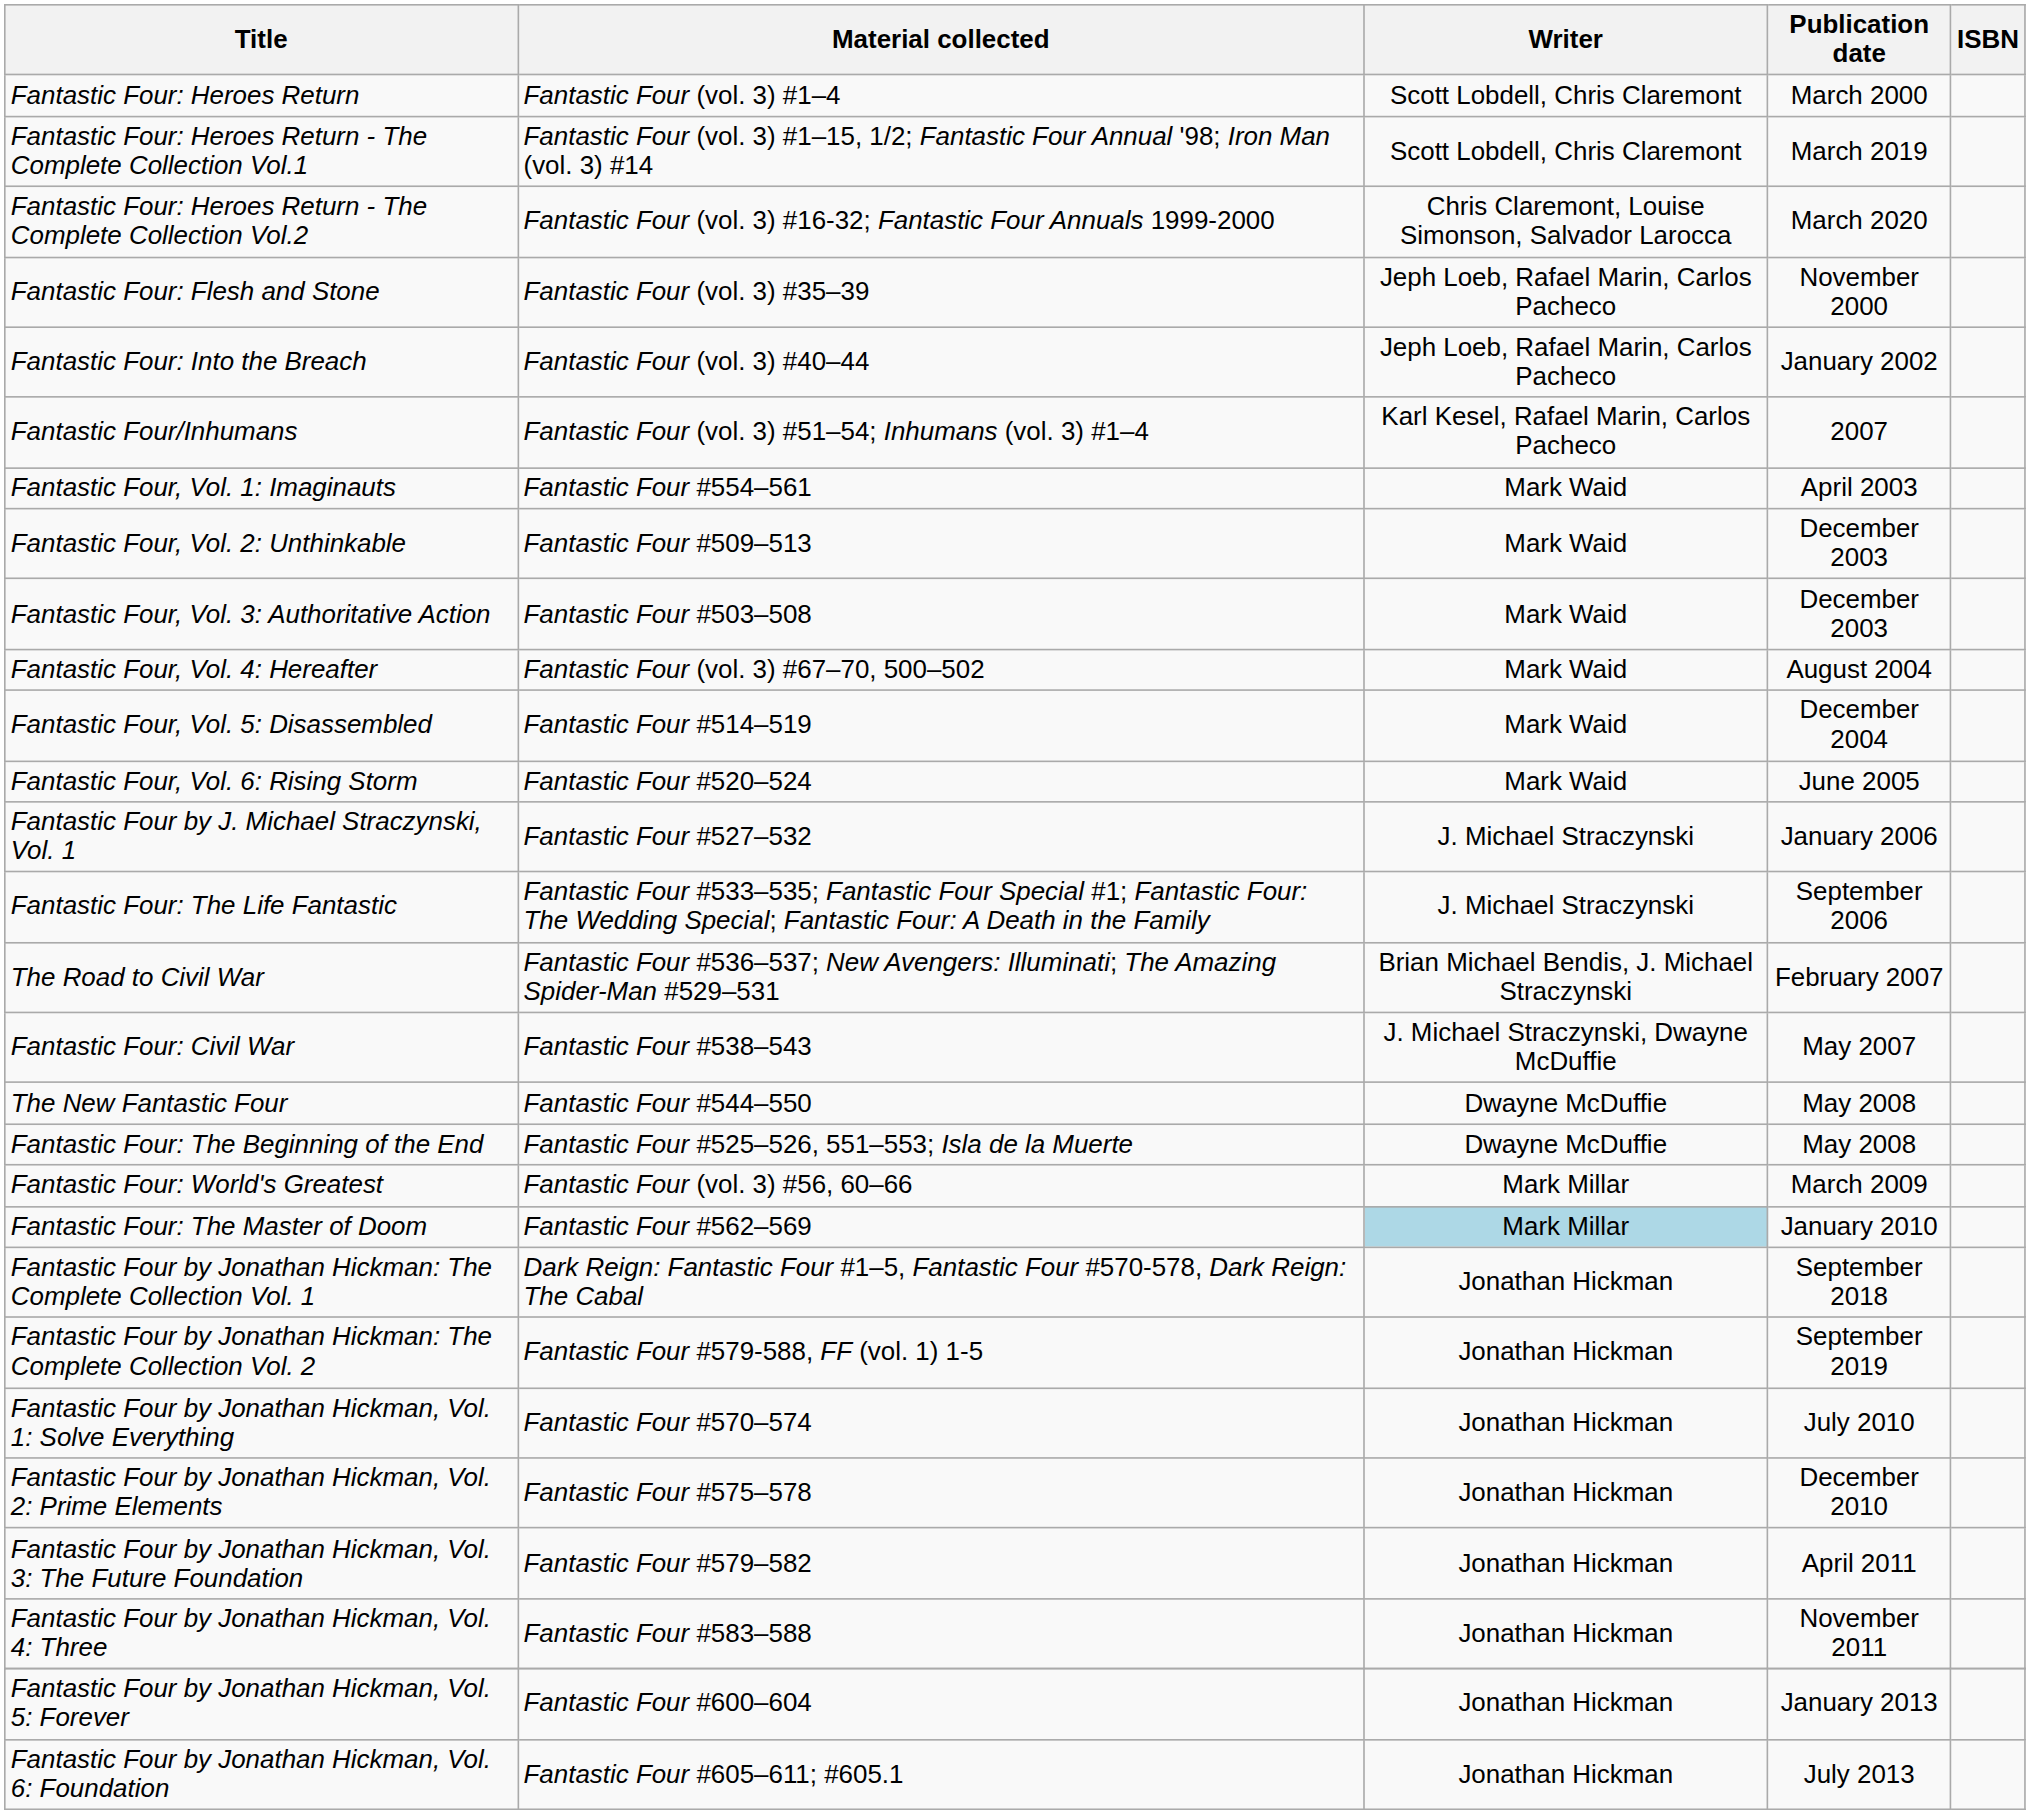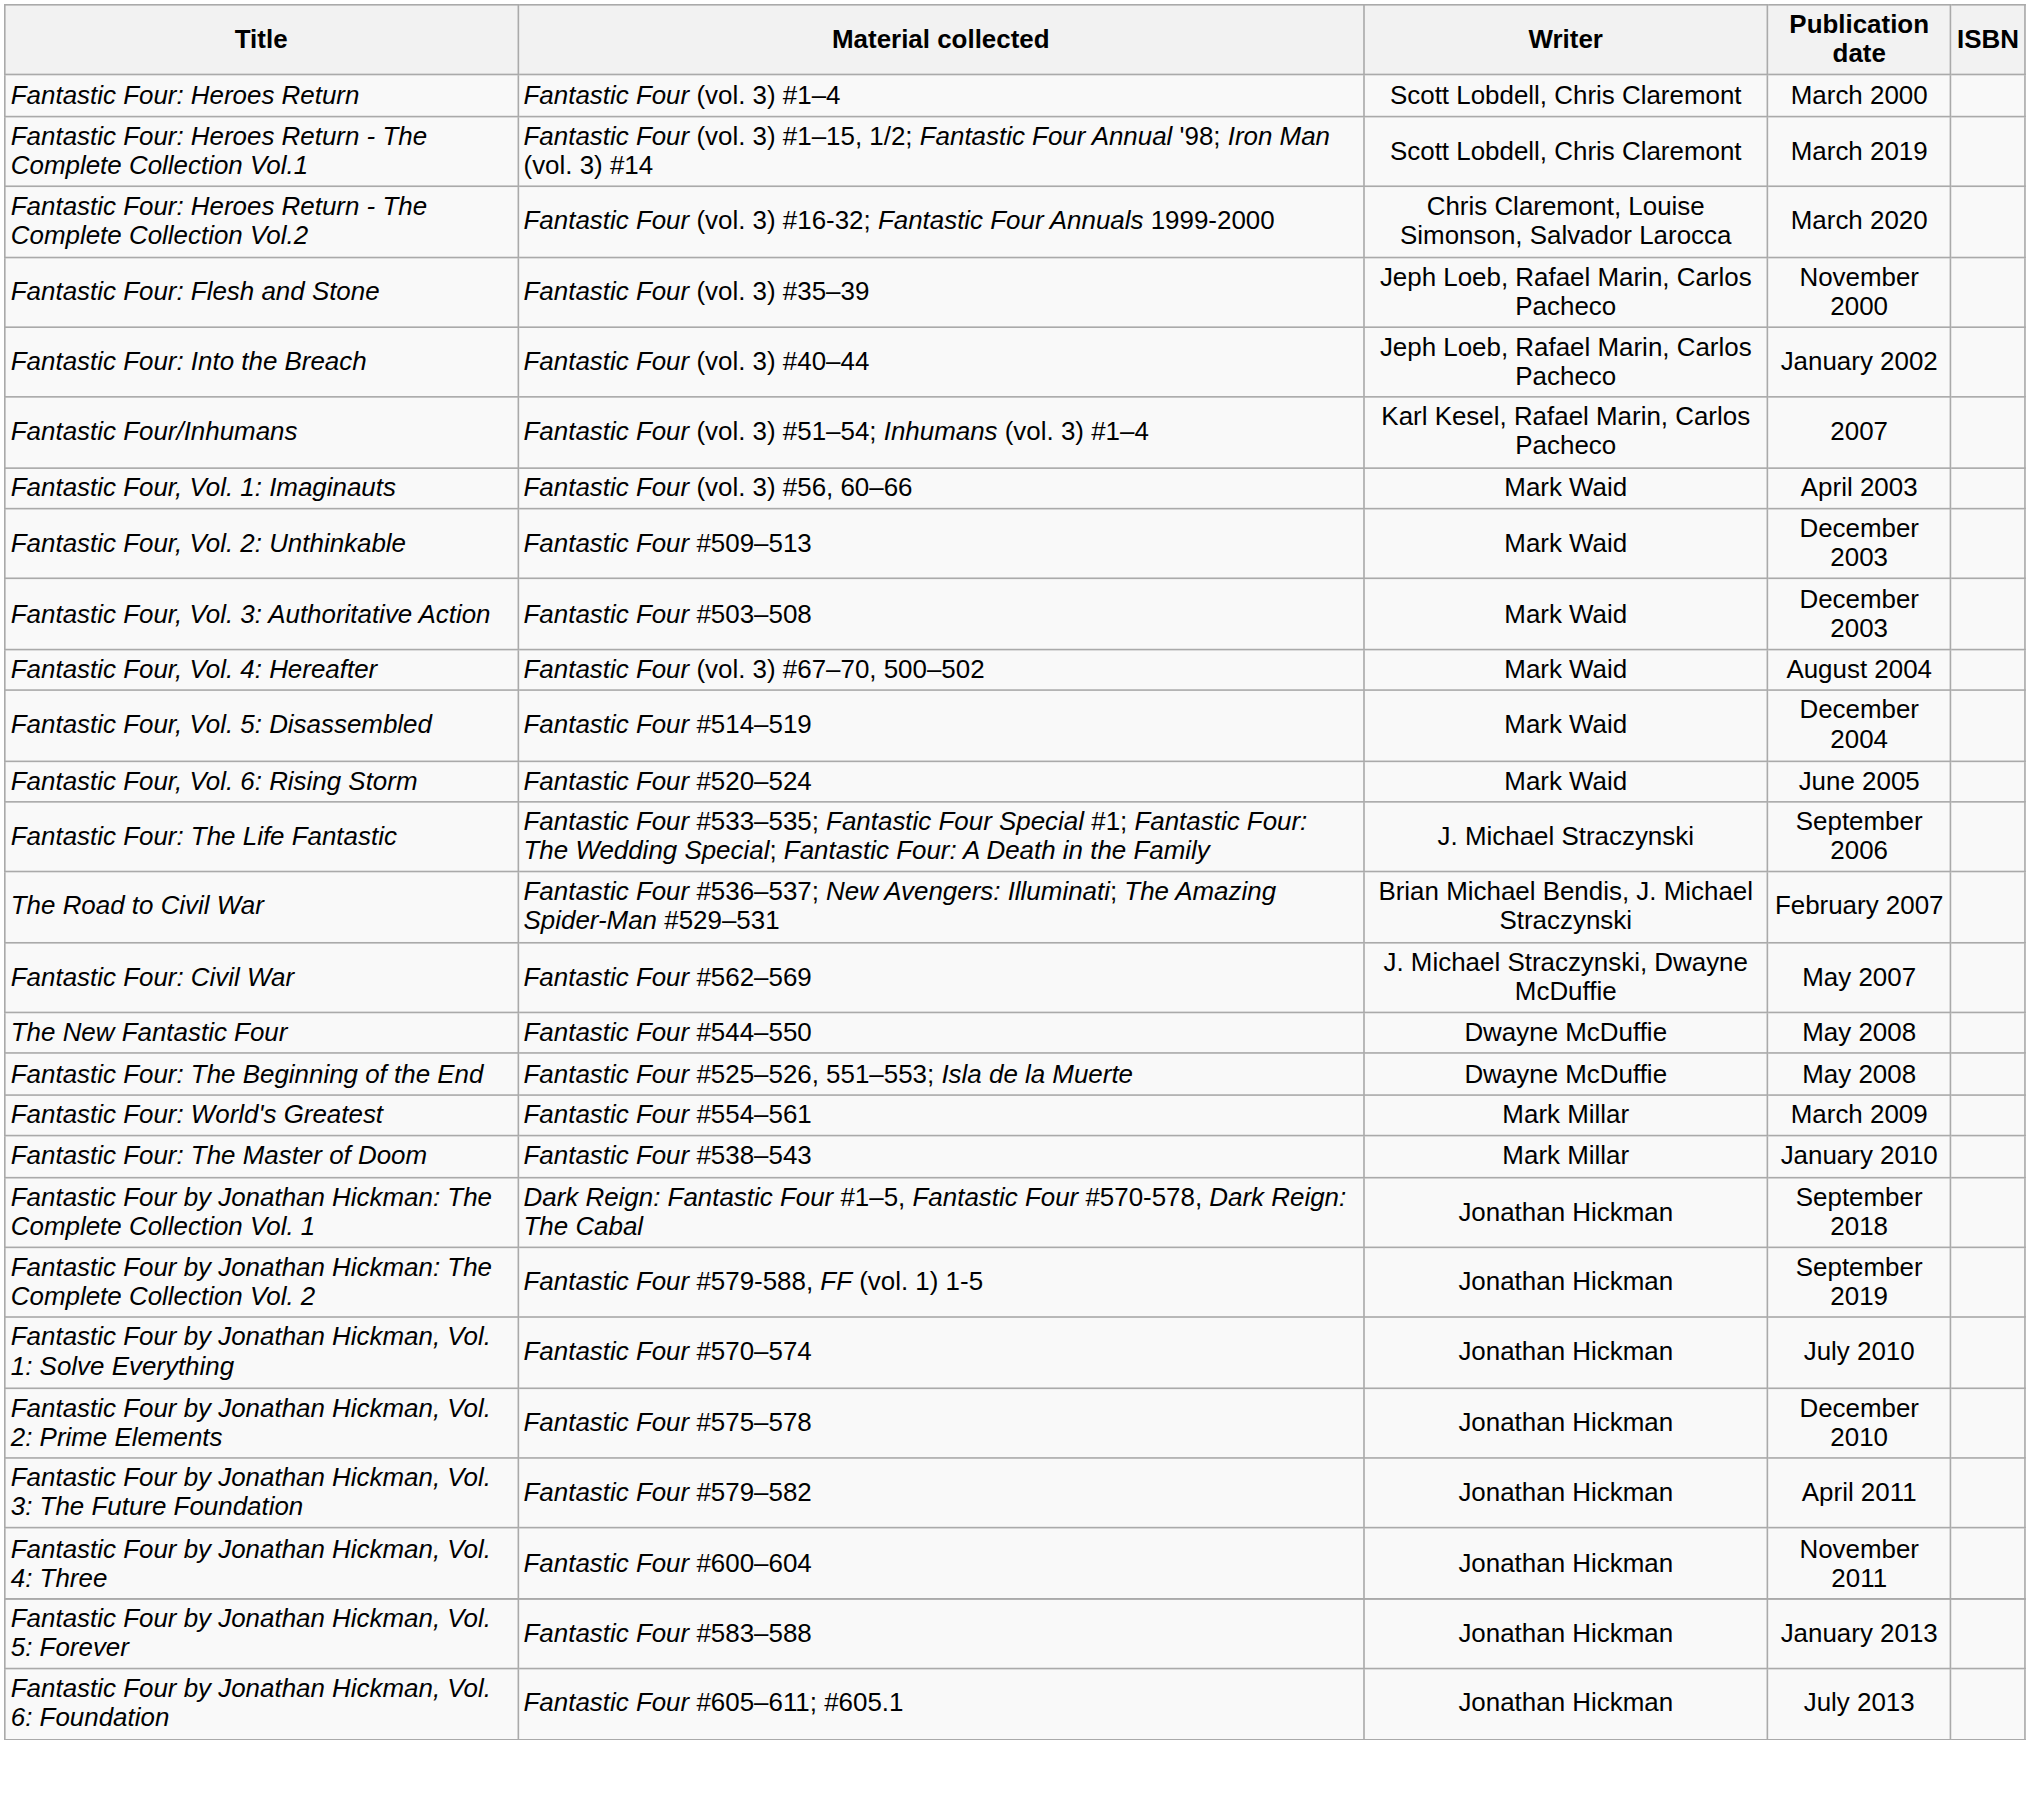(668, 487) Fantastic Four #554–561 -> (718, 487) Fantastic Four (vol. 3) #56, 60–66
- row: (246, 836)
(668, 1047) Fantastic Four #538–543 -> (668, 977) Fantastic Four #562–569
(718, 1185) Fantastic Four (vol. 3) #56, 60–66 -> (668, 1114) Fantastic Four #554–561
(668, 1226) Fantastic Four #562–569 -> (668, 1156) Fantastic Four #538–543
(1566, 1226) lightblue background -> (1566, 1156) no background
(668, 1633) Fantastic Four #583–588 -> (668, 1563) Fantastic Four #600–604
(668, 1703) Fantastic Four #600–604 -> (668, 1633) Fantastic Four #583–588
